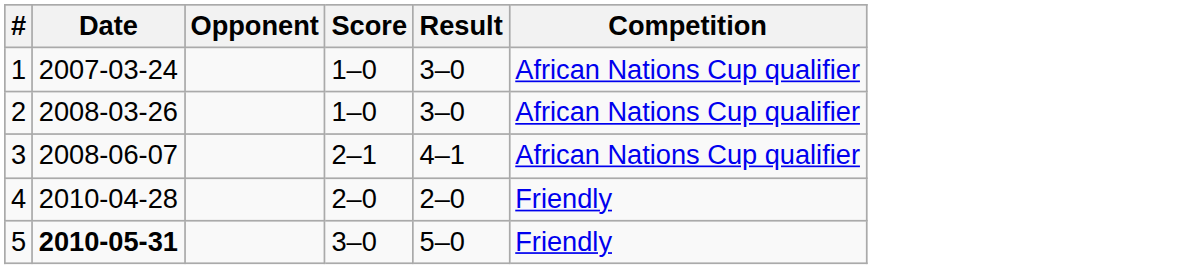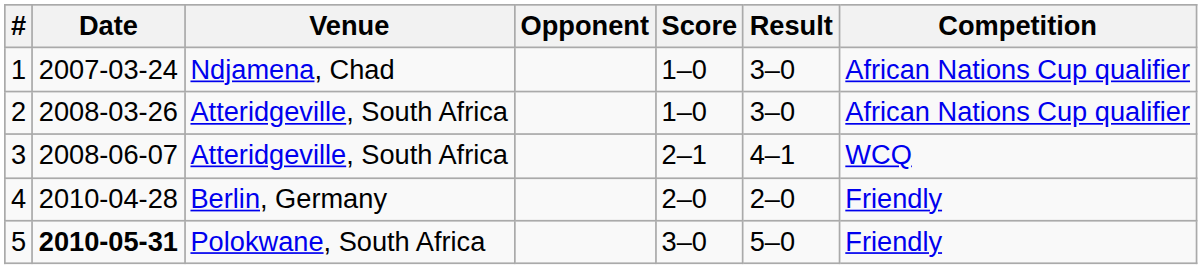+ column: (349, 26)
(688, 155) African Nations Cup qualifier -> (879, 155) WCQ
